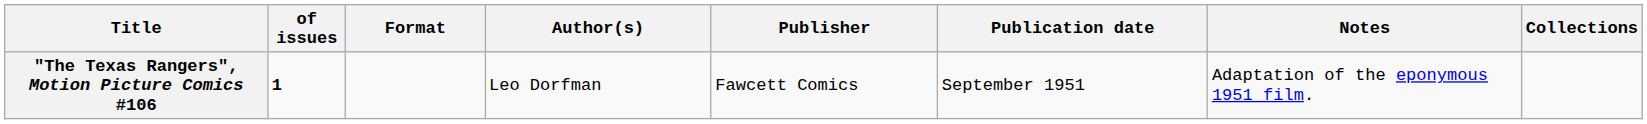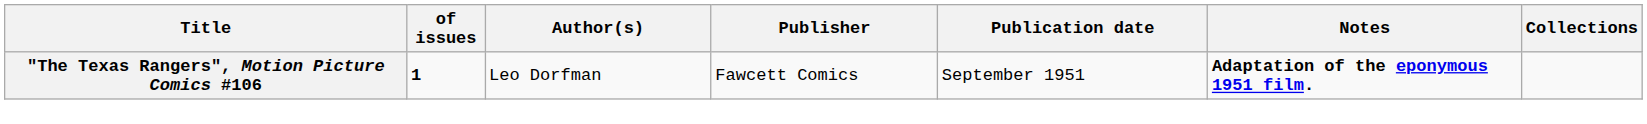- column: (415, 28)
(1350, 86) normal -> (1350, 76) bold
